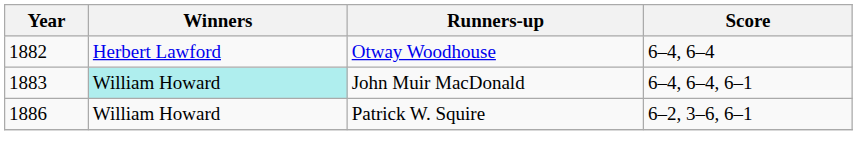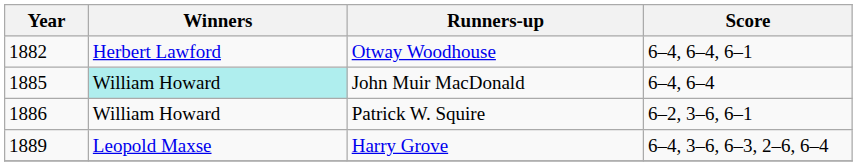(681, 51) 6–4, 6–4 -> (700, 51) 6–4, 6–4, 6–1
(28, 83) 1883 -> (28, 83) 1885
(700, 83) 6–4, 6–4, 6–1 -> (681, 83) 6–4, 6–4
+ row: (400, 145)
